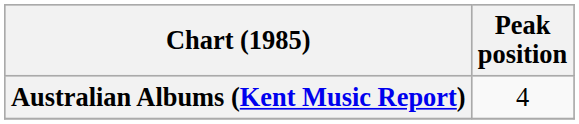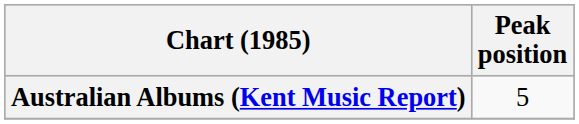(523, 97) 4 -> (523, 97) 5
